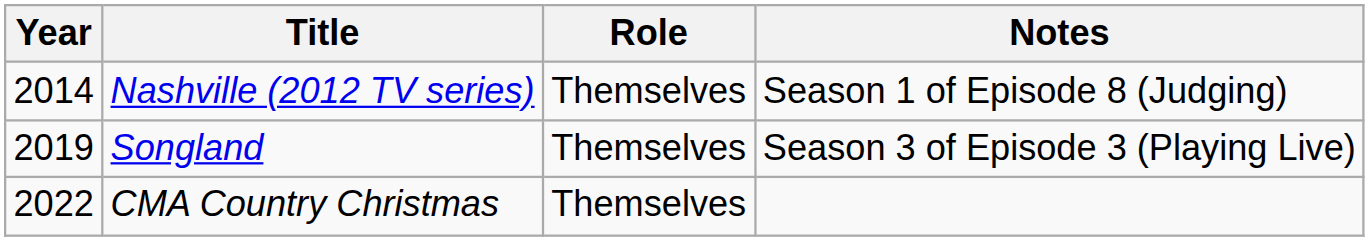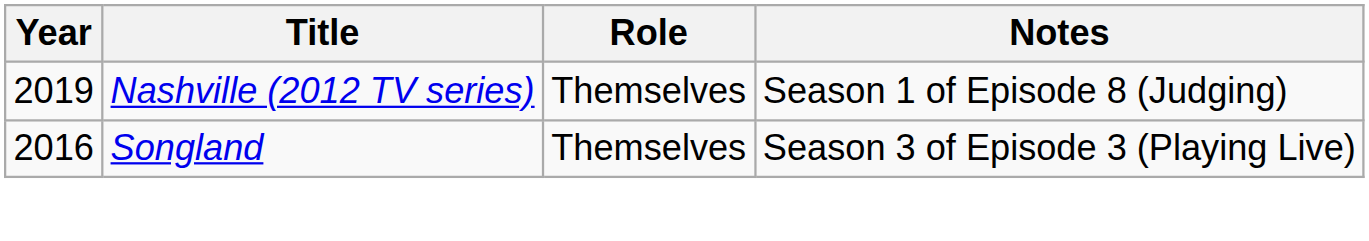(54, 90) 2014 -> (54, 90) 2019
(54, 147) 2019 -> (54, 147) 2016
- row: (305, 205)
